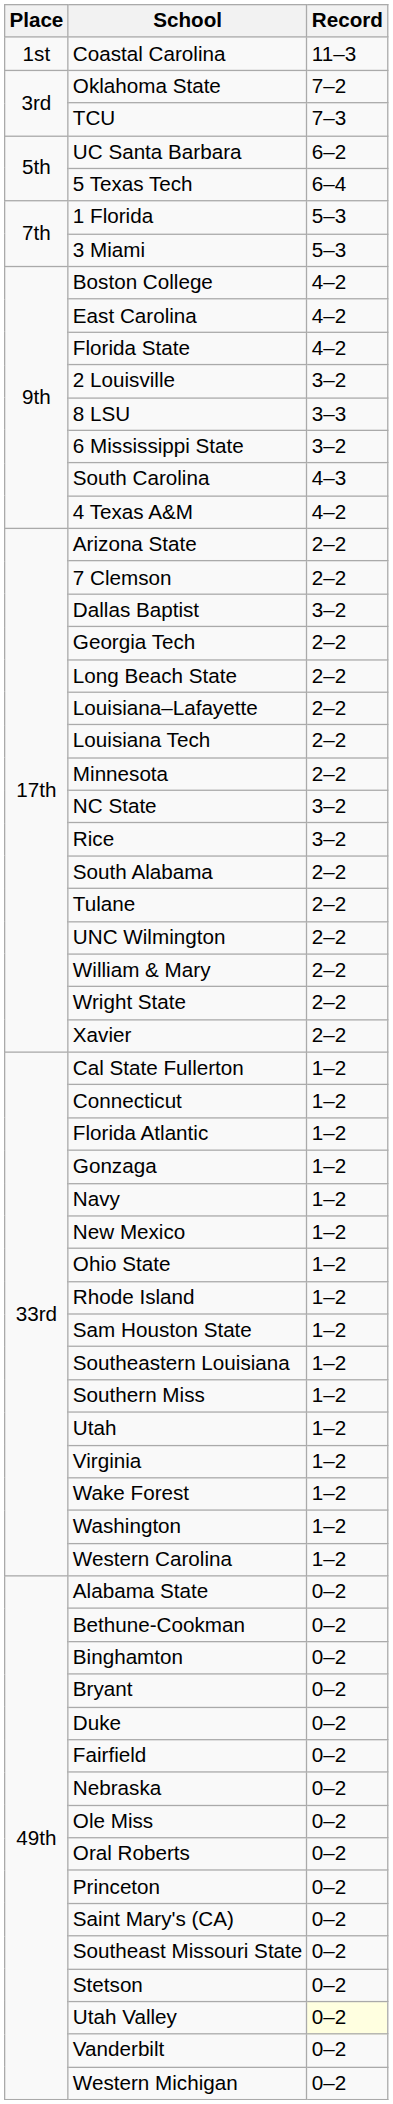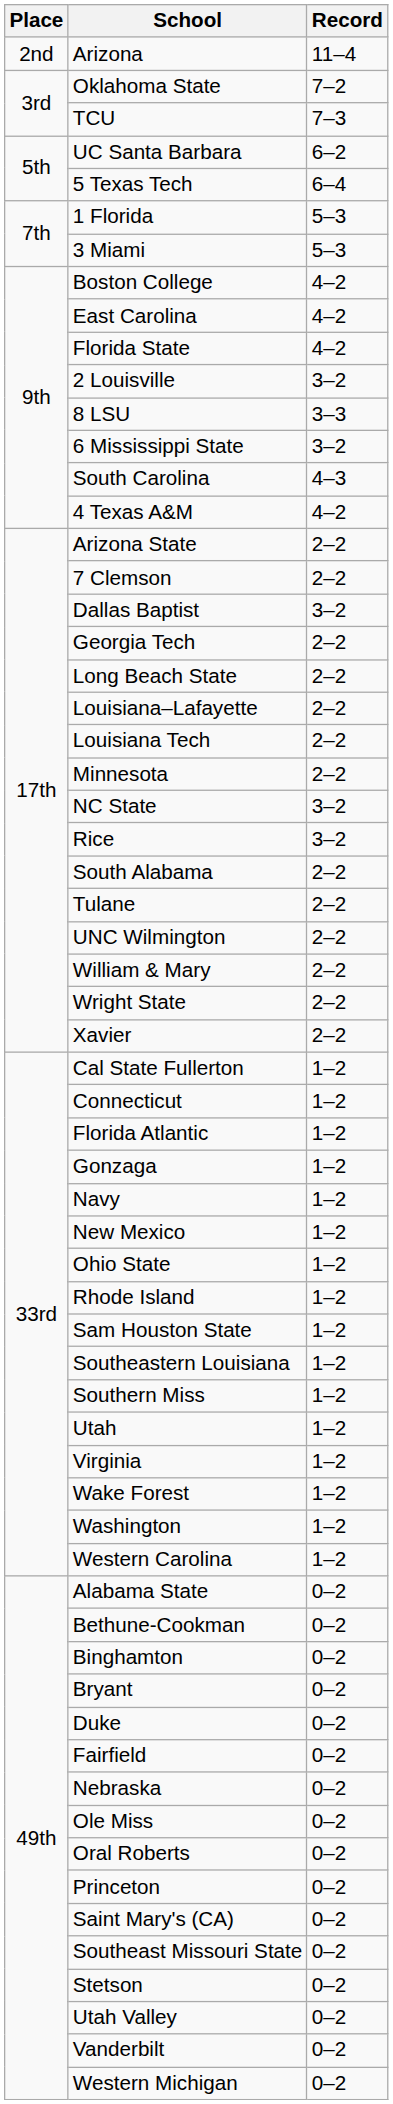- row: (149, 53)
+ row: (108, 53)
(329, 2017) lightyellow background -> (329, 2017) no background
